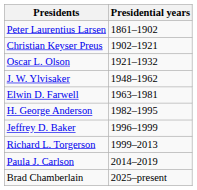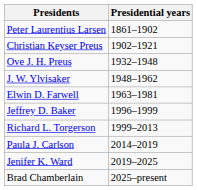- row: (38, 62)
+ row: (39, 62)
- row: (50, 111)
+ row: (40, 161)
